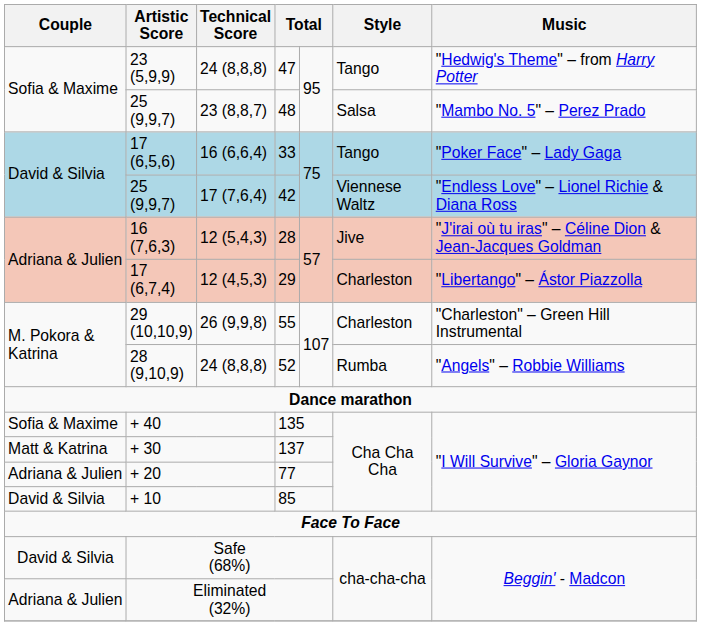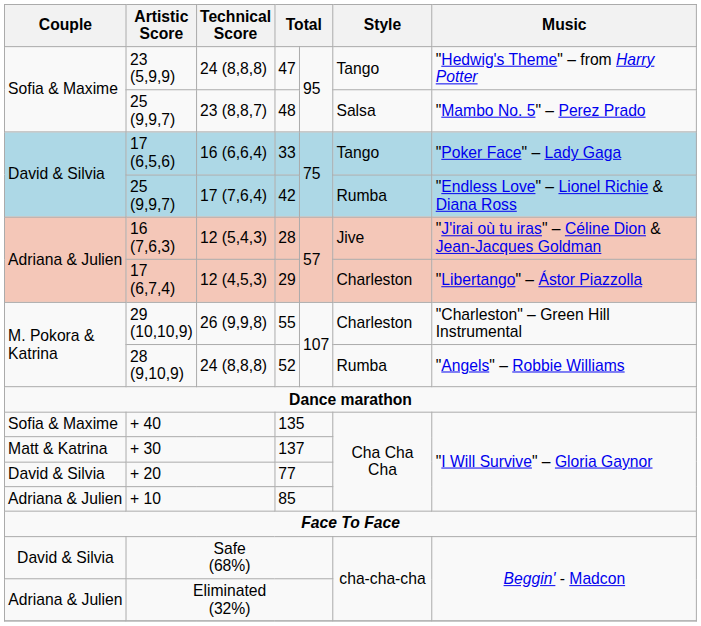(369, 195) Viennese Waltz -> (362, 195) Rumba
(65, 474) Adriana & Julien -> (56, 474) David & Silvia
(56, 498) David & Silvia -> (65, 498) Adriana & Julien
